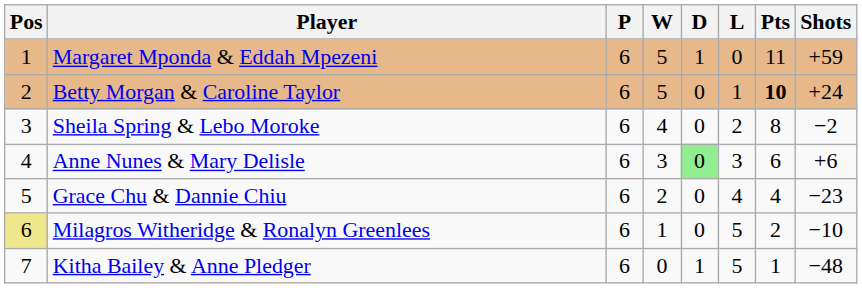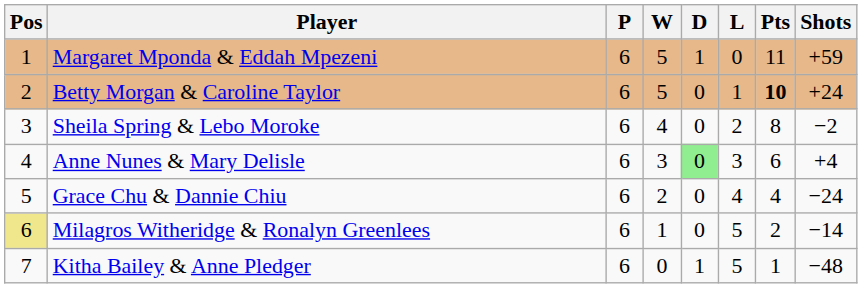(826, 160) +6 -> (826, 160) +4
(826, 195) −23 -> (826, 195) −24
(826, 230) −10 -> (826, 230) −14
